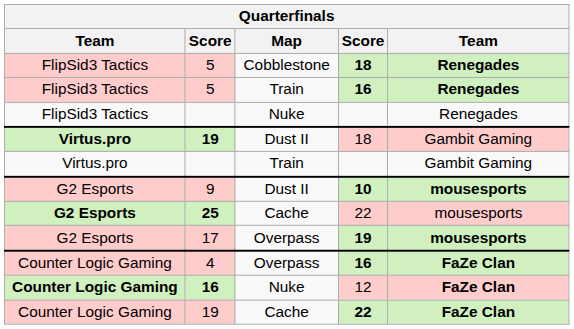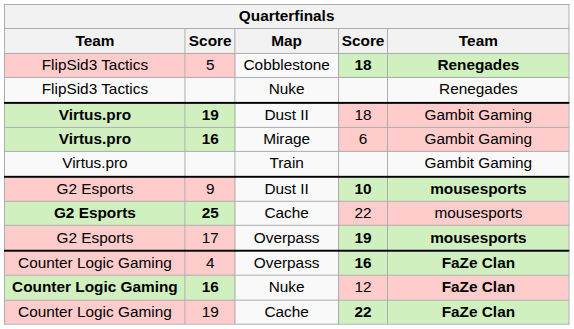- row: (210, 89)
+ row: (210, 139)
